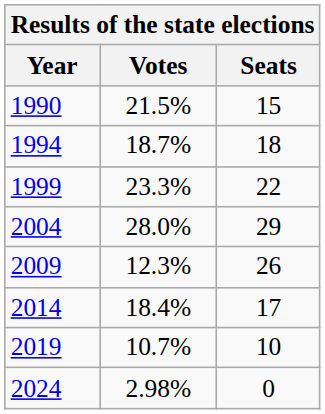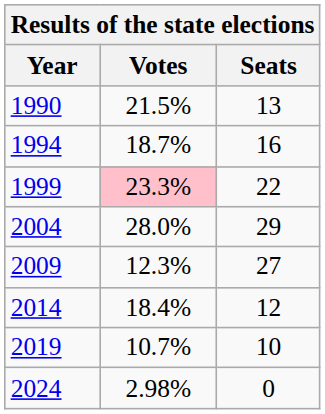(269, 105) 15 -> (269, 105) 13
(269, 145) 18 -> (269, 145) 16
(158, 186) no background -> (158, 186) pink background
(269, 266) 26 -> (269, 266) 27
(269, 307) 17 -> (269, 307) 12
